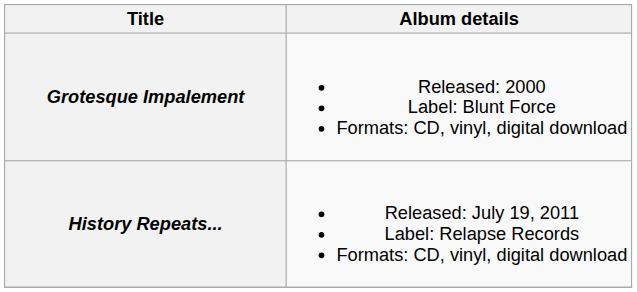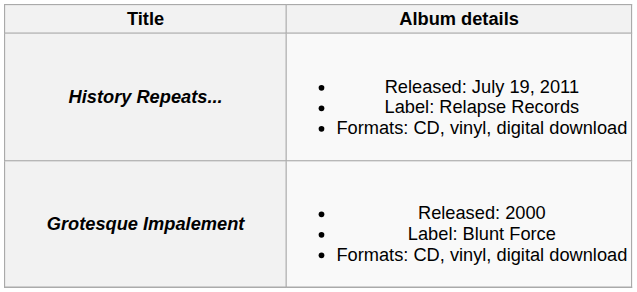rows swapped: (146, 96) <-> (146, 223)
